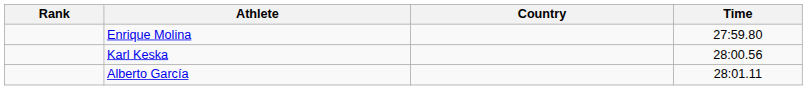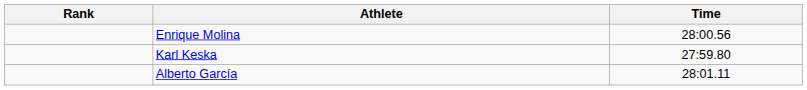- column: (542, 14)
(738, 34) 27:59.80 -> (706, 34) 28:00.56
(738, 54) 28:00.56 -> (706, 54) 27:59.80
